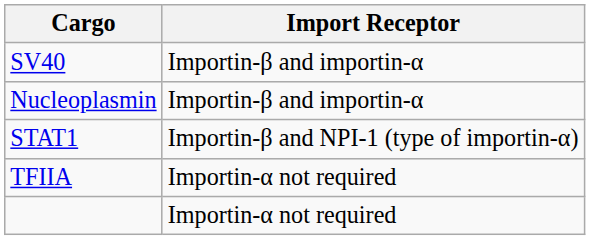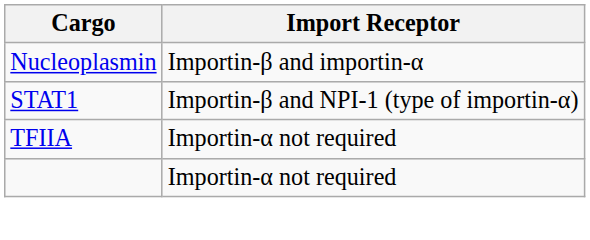- row: (38, 61)
